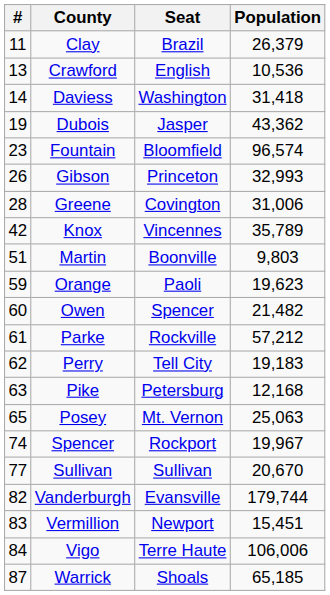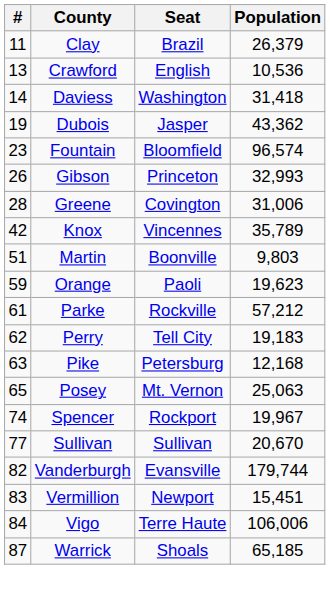- row: (83, 310)
